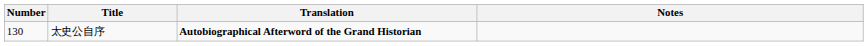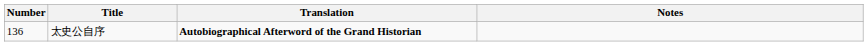(15, 31) 130 -> (15, 31) 136
